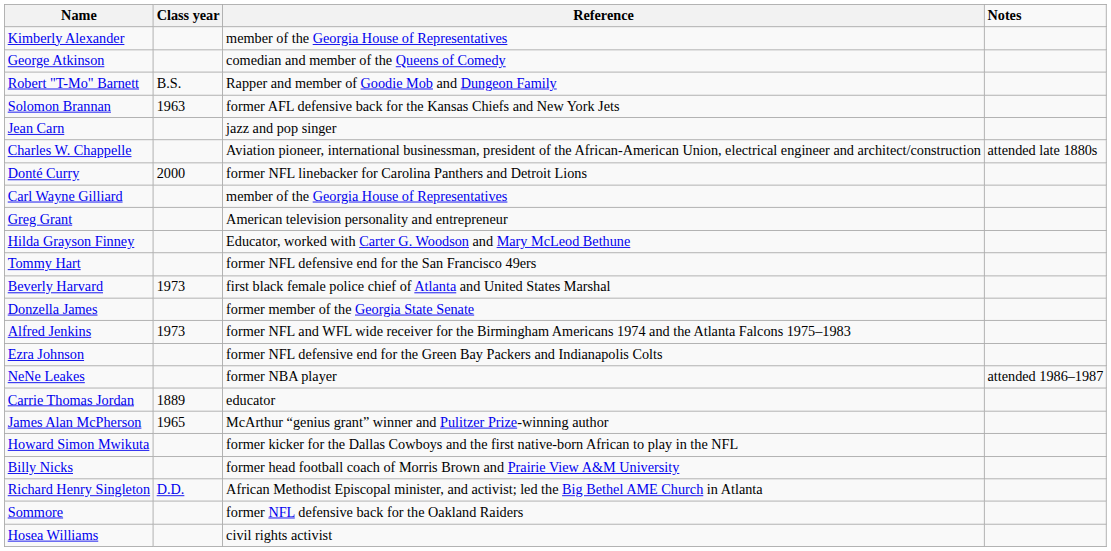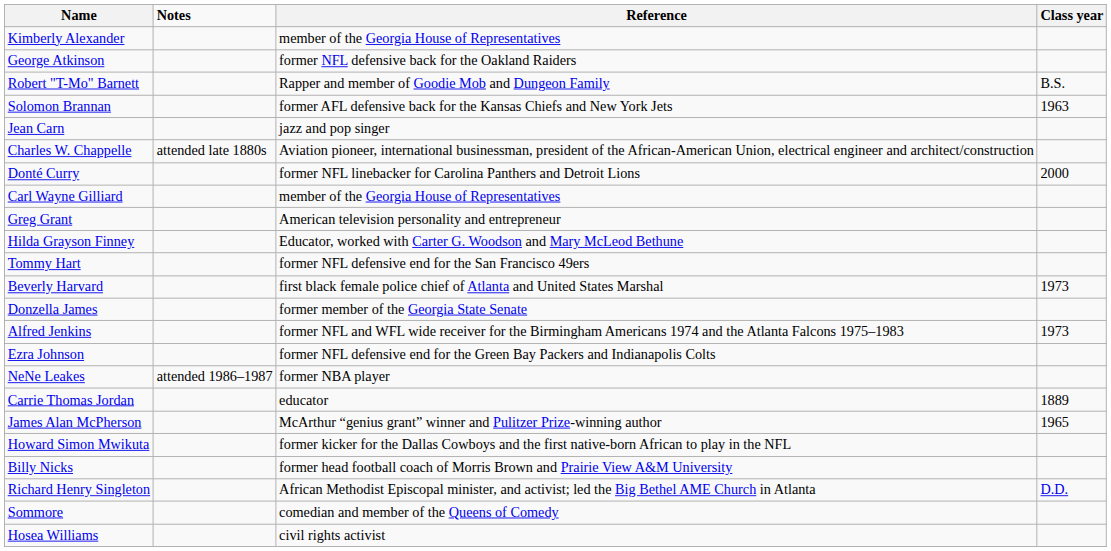columns swapped: (188, 15) <-> (1004, 15)
(366, 60) comedian and member of the Queens of Comedy -> (428, 60) former NFL defensive back for the Oakland Raiders
(375, 512) former NFL defensive back for the Oakland Raiders -> (419, 512) comedian and member of the Queens of Comedy
